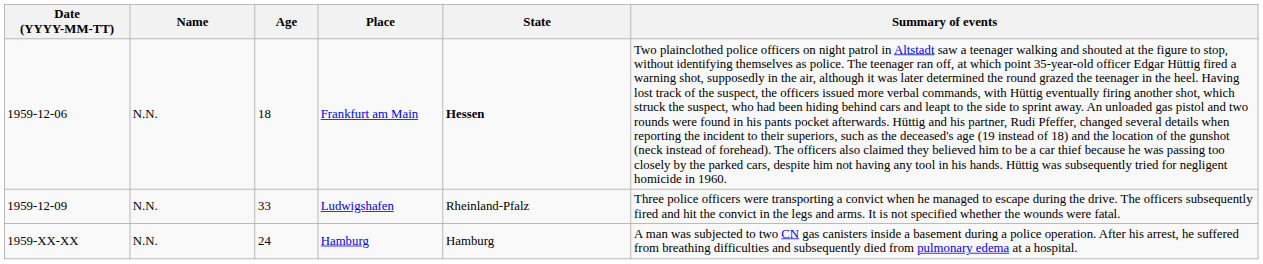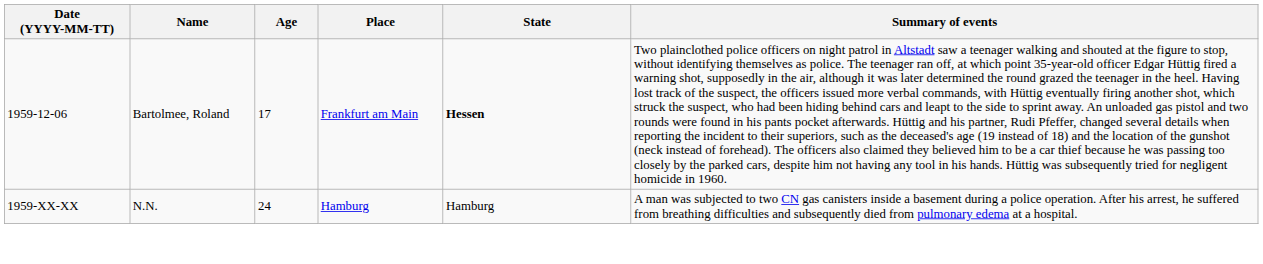(145, 114) N.N. -> (181, 114) Bartolmee, Roland
(264, 114) 18 -> (264, 114) 17
- row: (357, 206)
